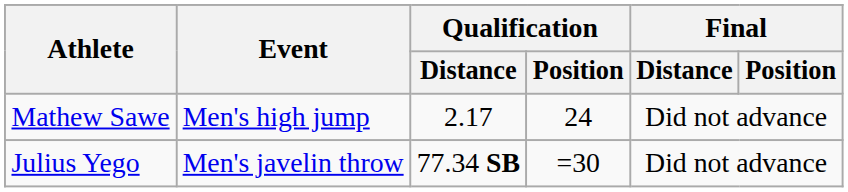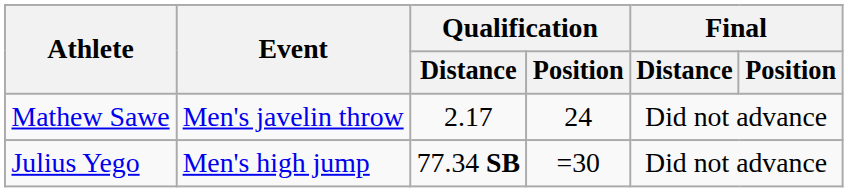(276, 117) Men's high jump -> (293, 117) Men's javelin throw
(293, 162) Men's javelin throw -> (276, 162) Men's high jump
